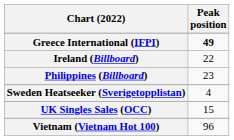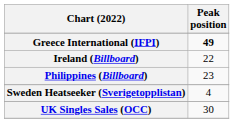(208, 110) 15 -> (208, 110) 30
- row: (96, 127)
